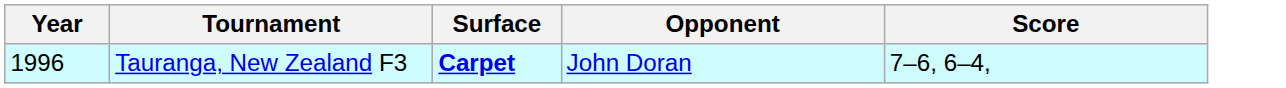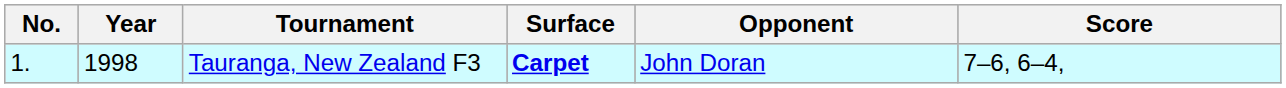+ column: (42, 23)
(37, 62) 1996 -> (111, 62) 1998
